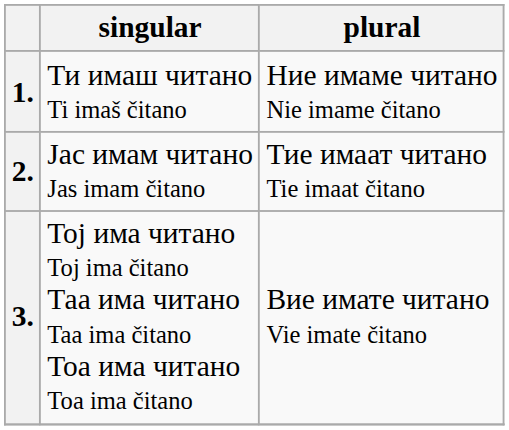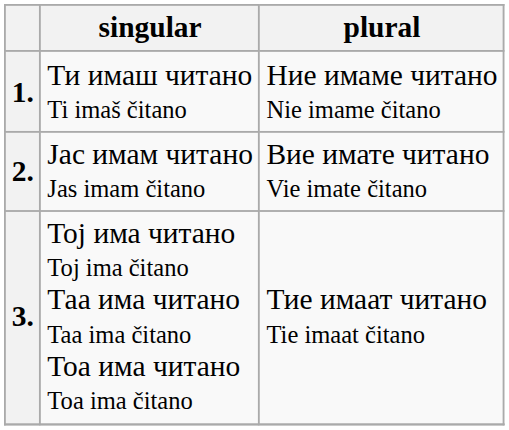(377, 170) Тие имаат читано Tie imaat čitano -> (378, 170) Вие имате читано Vie imate čitano
(378, 316) Вие имате читано Vie imate čitano -> (377, 316) Тие имаат читано Tie imaat čitano
